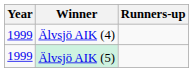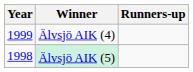(20, 56) 1999 -> (20, 56) 1998
